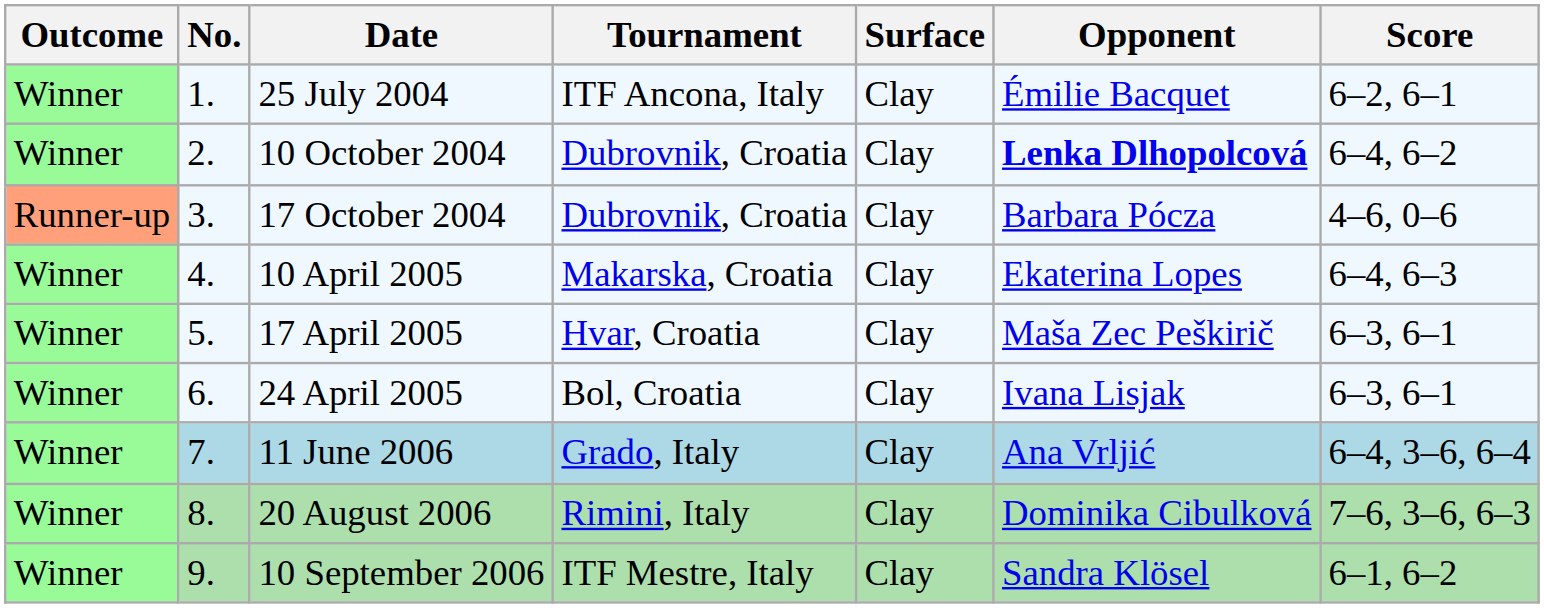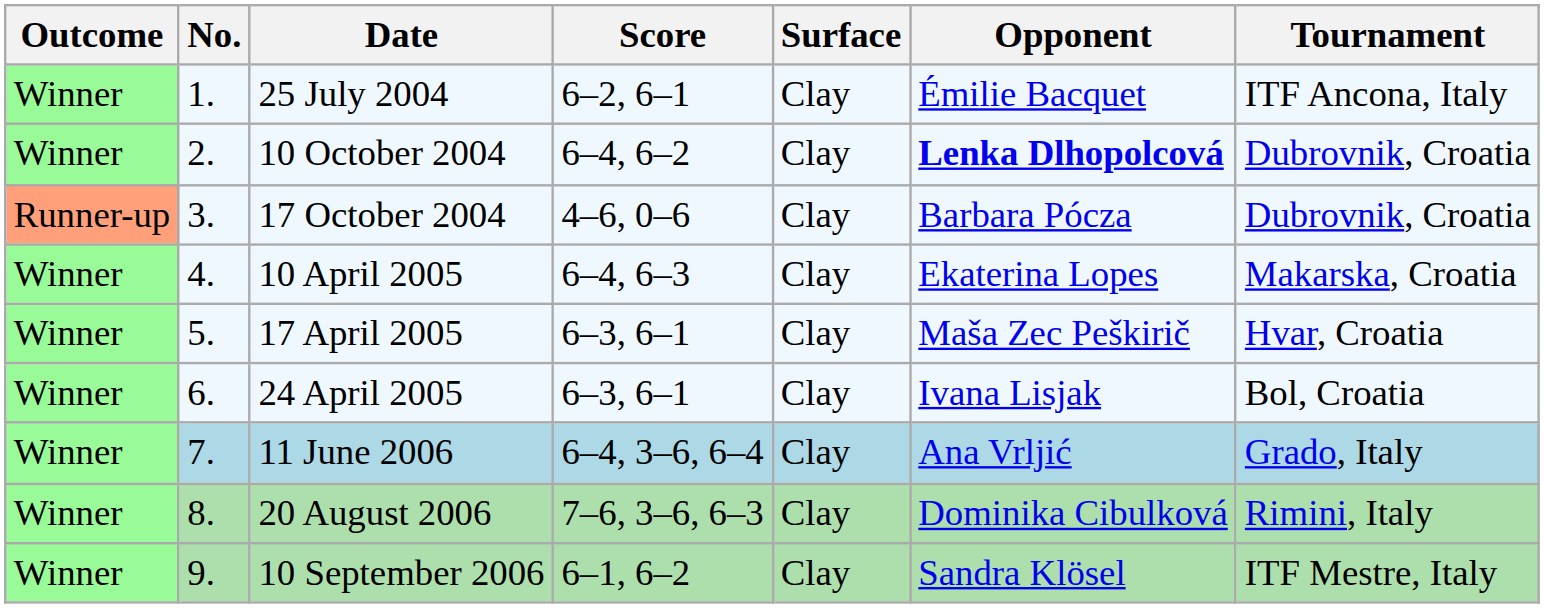columns swapped: (704, 33) <-> (1430, 33)
